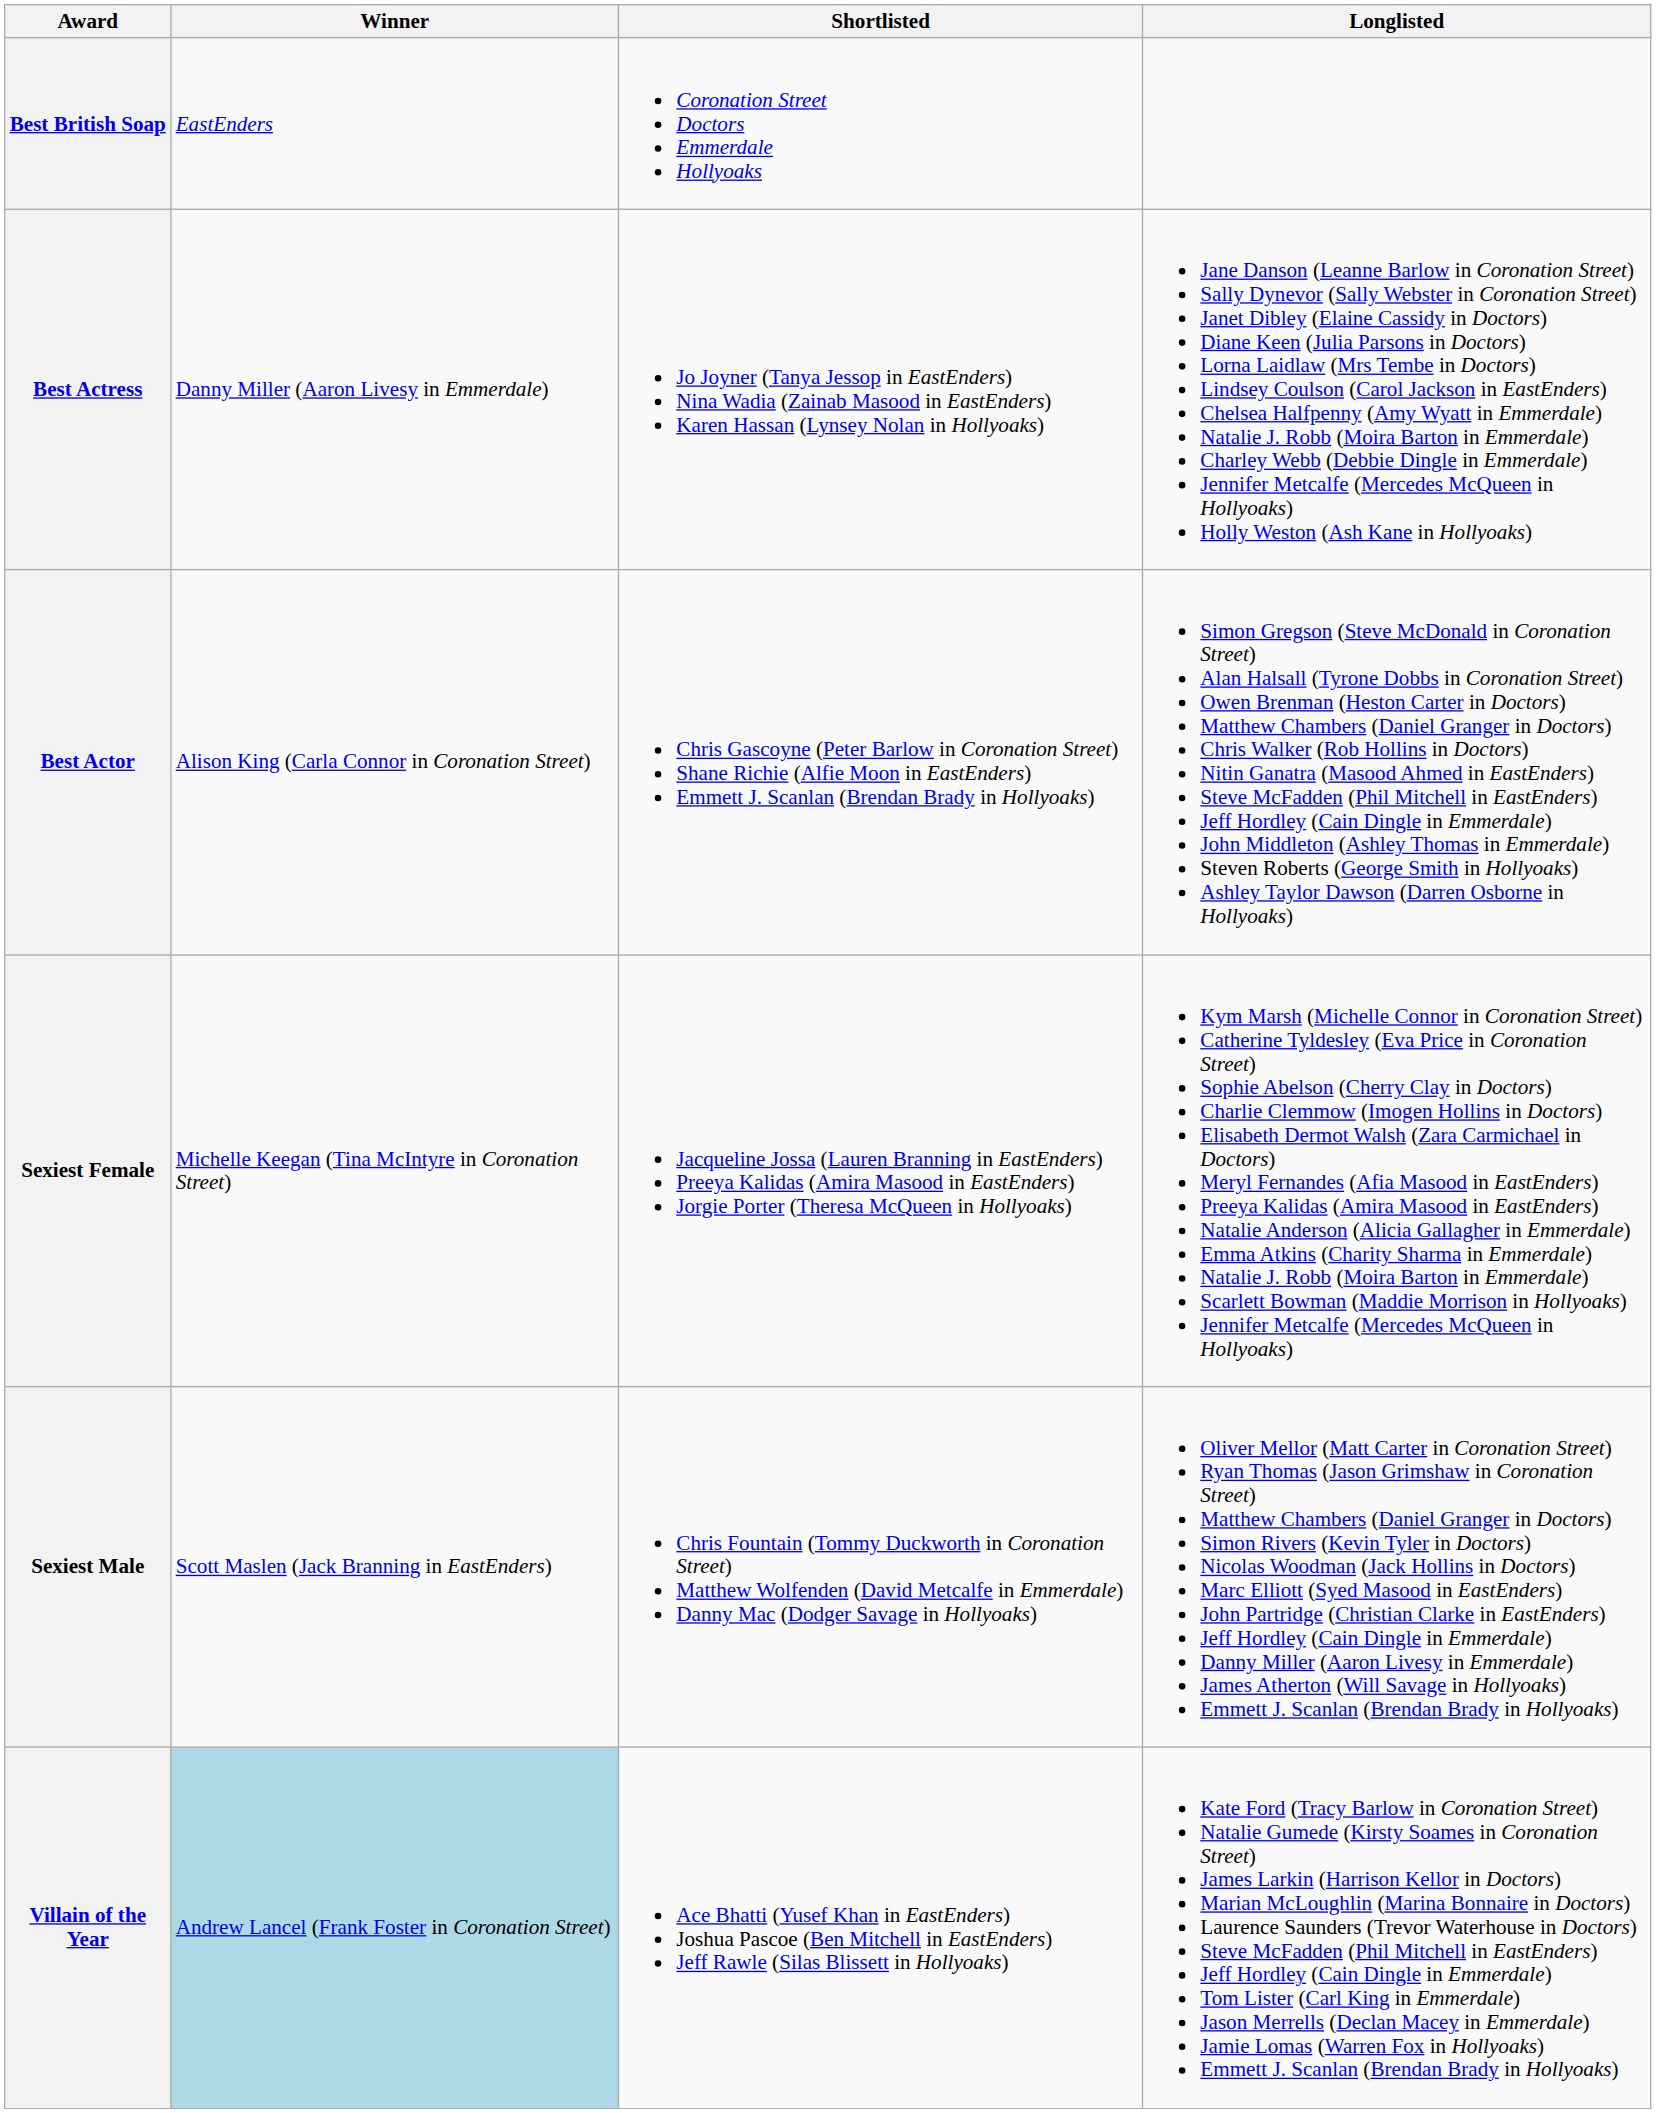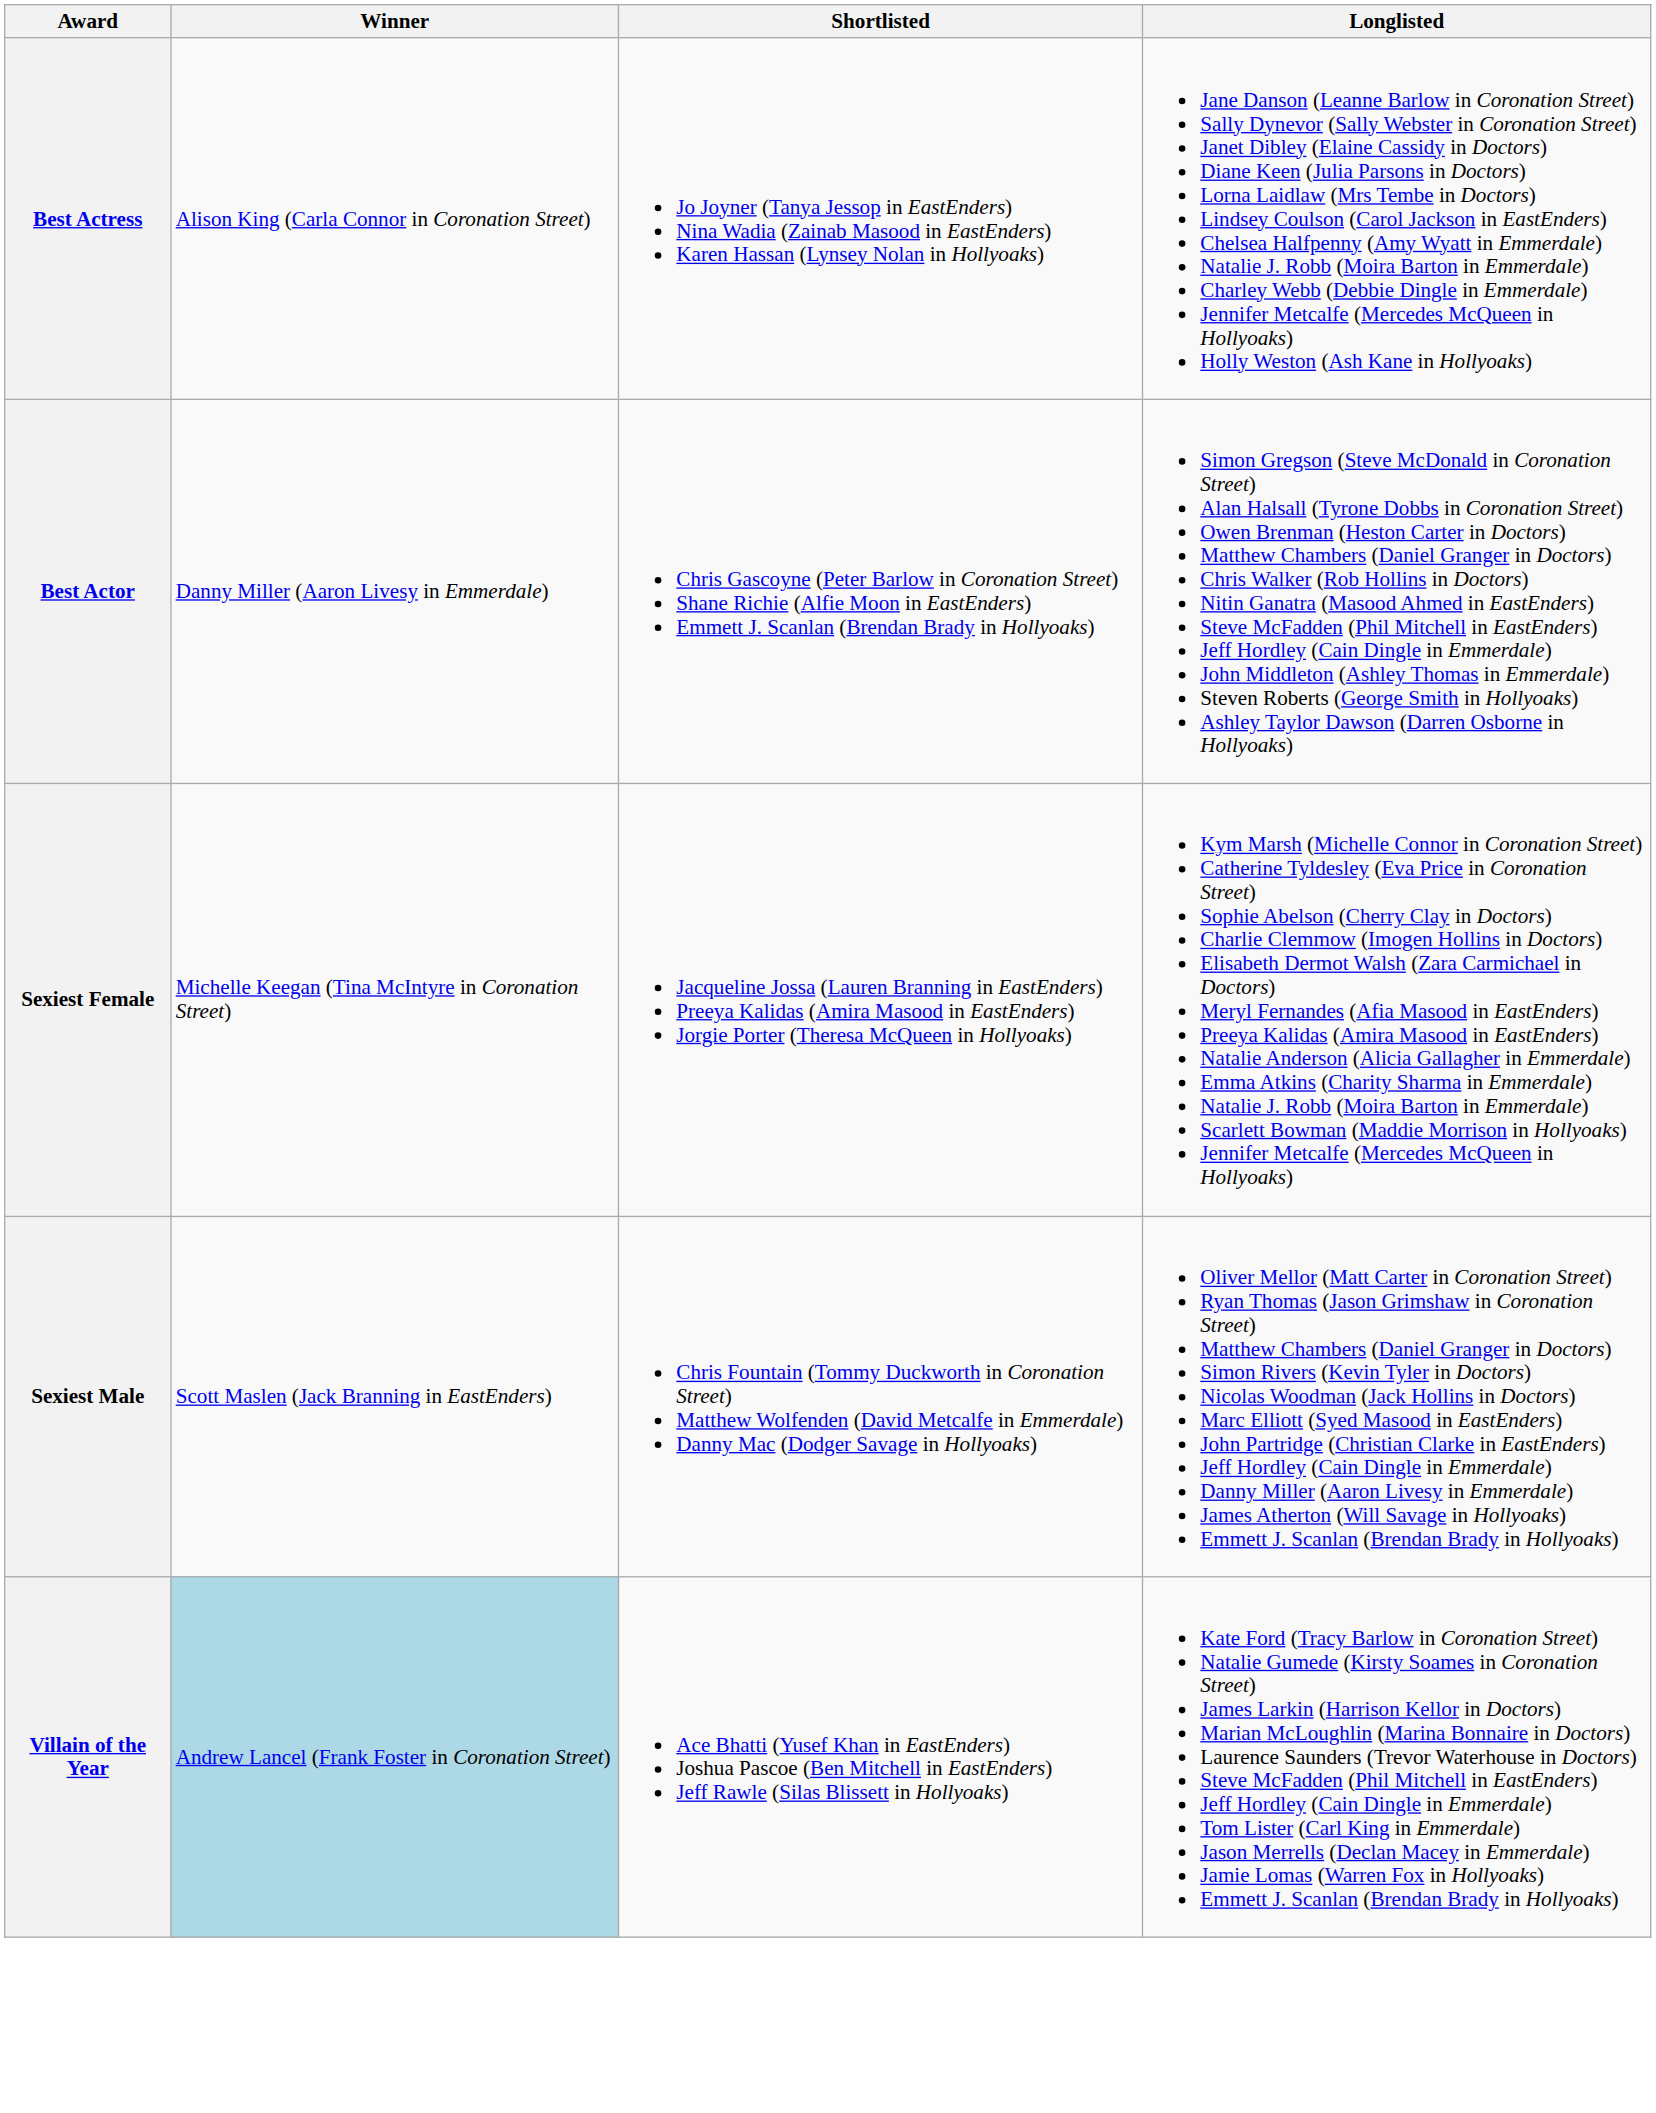- row: (88, 123)
(362, 389) Danny Miller (Aaron Livesy in Emmerdale) -> (383, 218) Alison King (Carla Connor in Coronation Street)
(383, 761) Alison King (Carla Connor in Coronation Street) -> (362, 591) Danny Miller (Aaron Livesy in Emmerdale)
